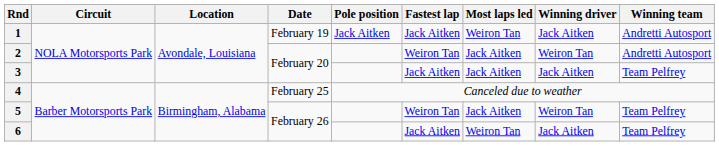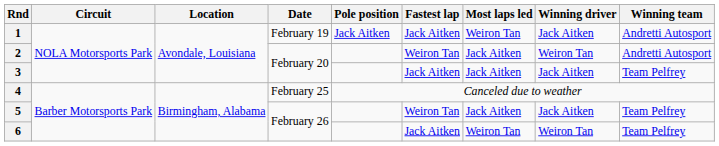(566, 111) Weiron Tan -> (566, 111) Jack Aitken
(566, 130) Jack Aitken -> (566, 130) Weiron Tan
